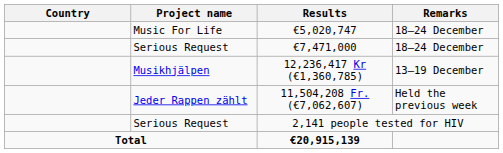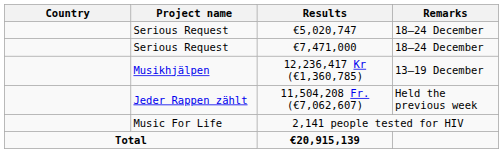(178, 30) Music For Life -> (181, 30) Serious Request
(181, 123) Serious Request -> (178, 123) Music For Life
